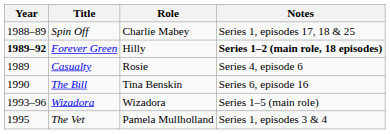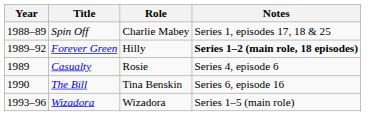(27, 48) bold -> (27, 48) normal
- row: (68, 119)
